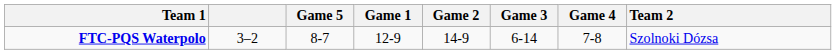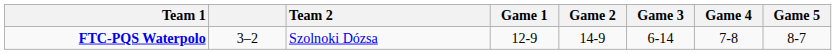columns swapped: (651, 15) <-> (320, 15)
